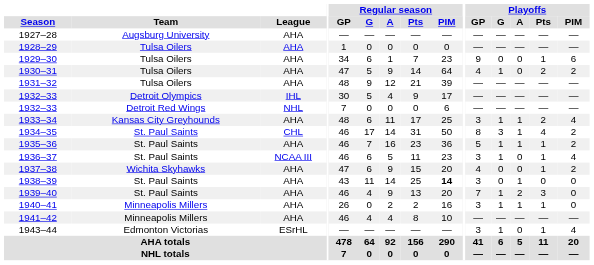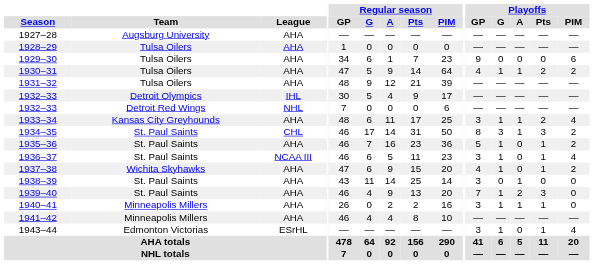(543, 59) 1 -> (543, 59) 0
(520, 71) 0 -> (520, 71) 1
(543, 132) 4 -> (543, 132) 3
(520, 144) 1 -> (520, 144) 0
(501, 168) 0 -> (501, 168) 1
(447, 181) bold -> (447, 181) normal
